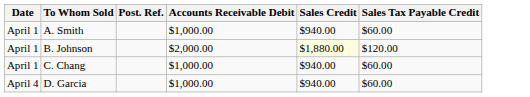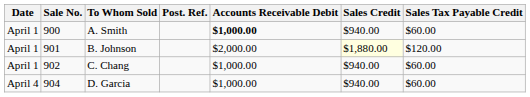+ column: (63, 13)
(191, 30) normal -> (235, 30) bold
